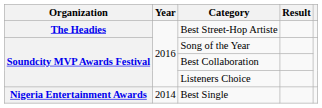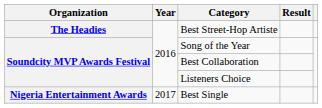(165, 95) 2014 -> (165, 95) 2017
